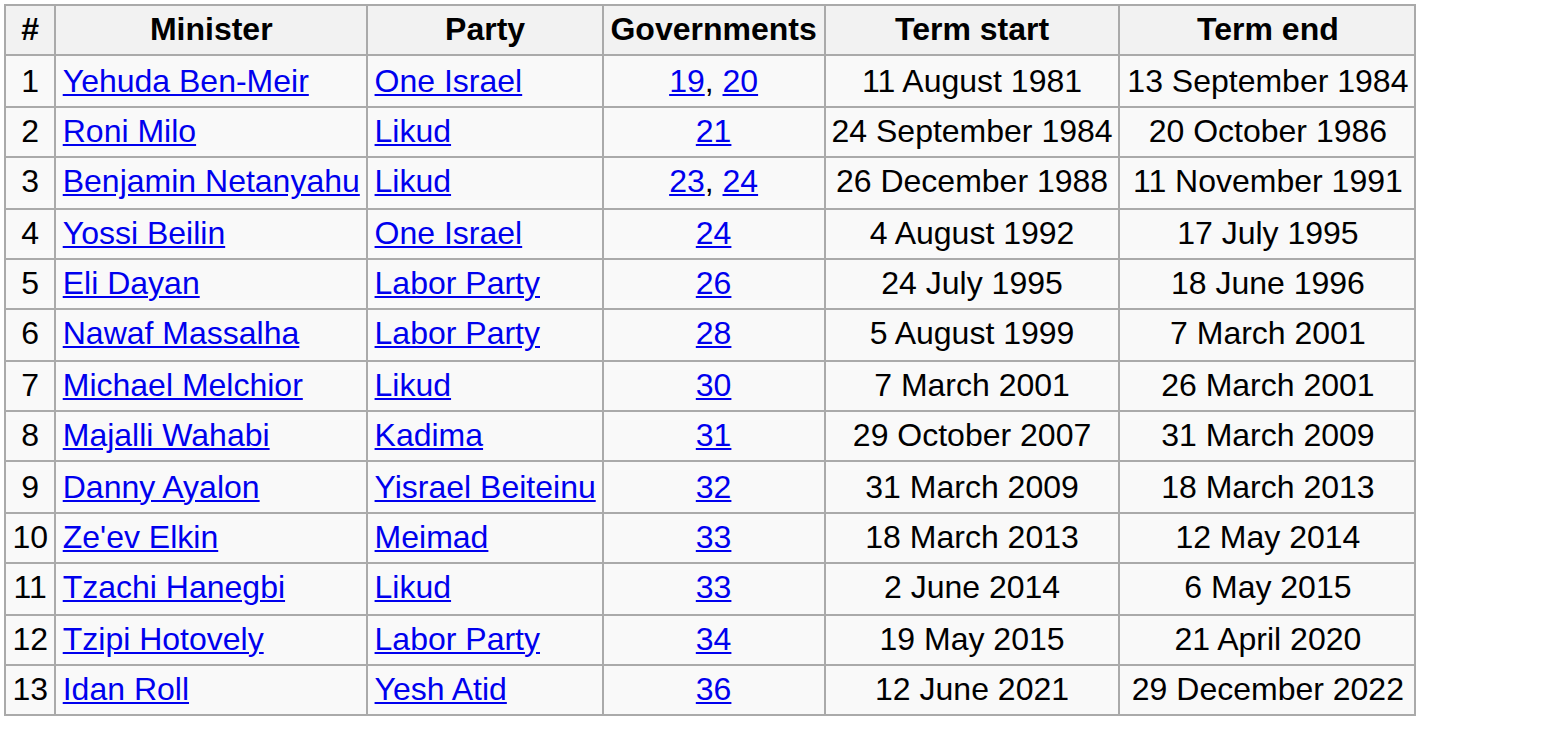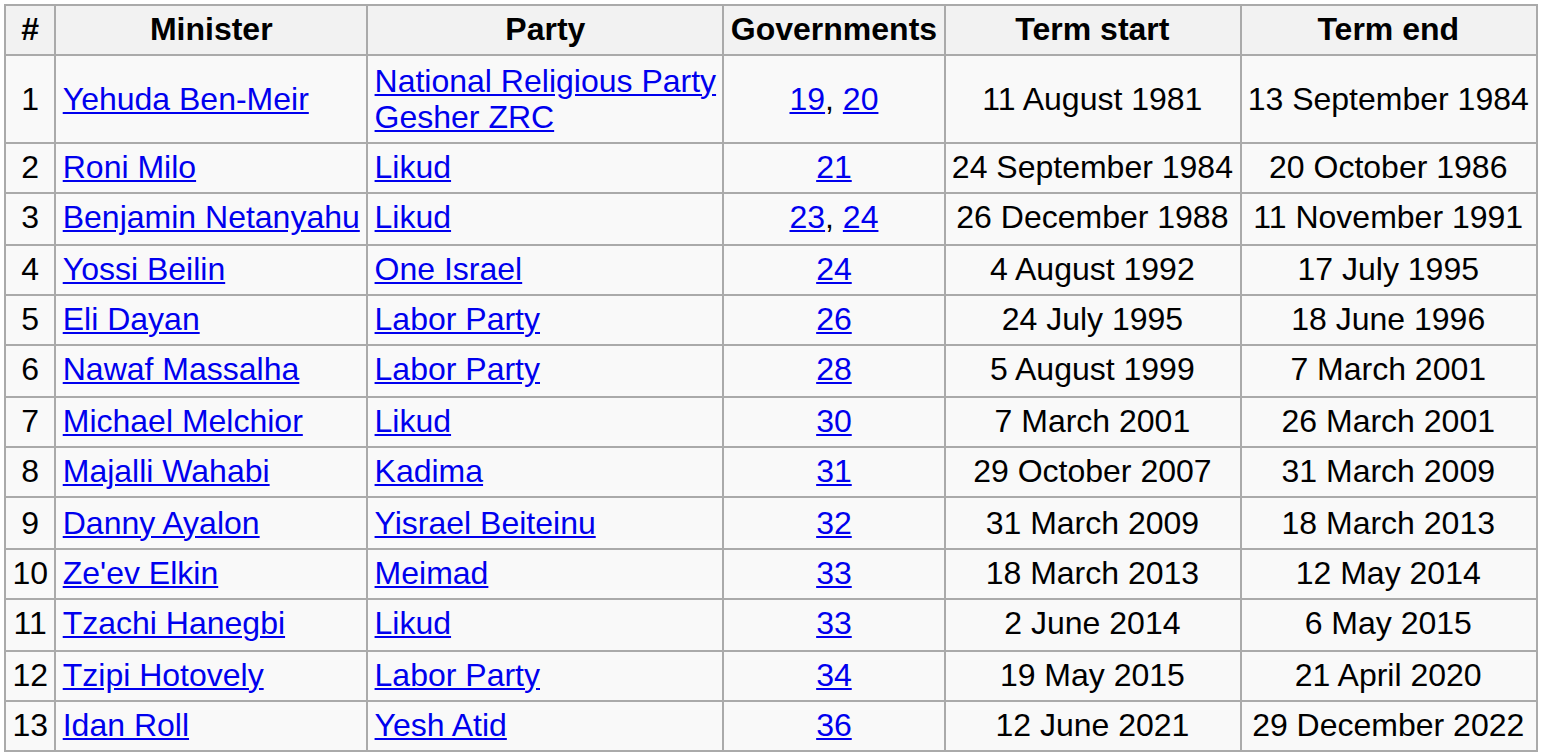(448, 80) One Israel -> (545, 98) National Religious Party Gesher ZRC
